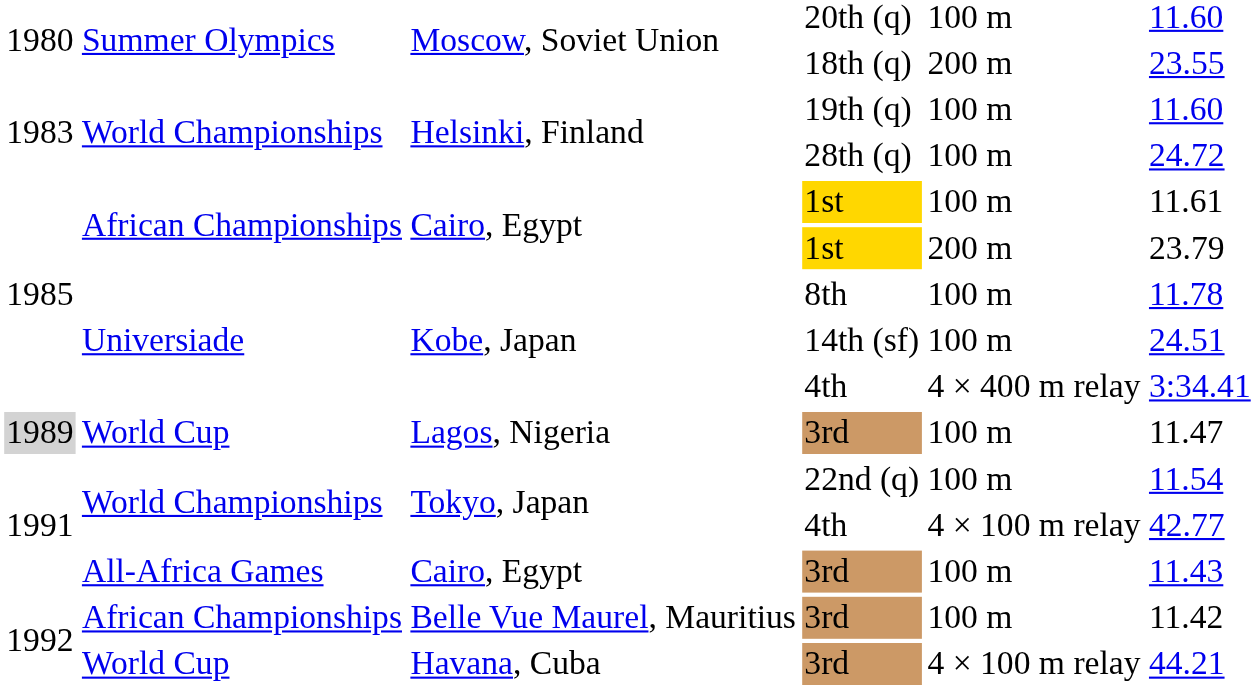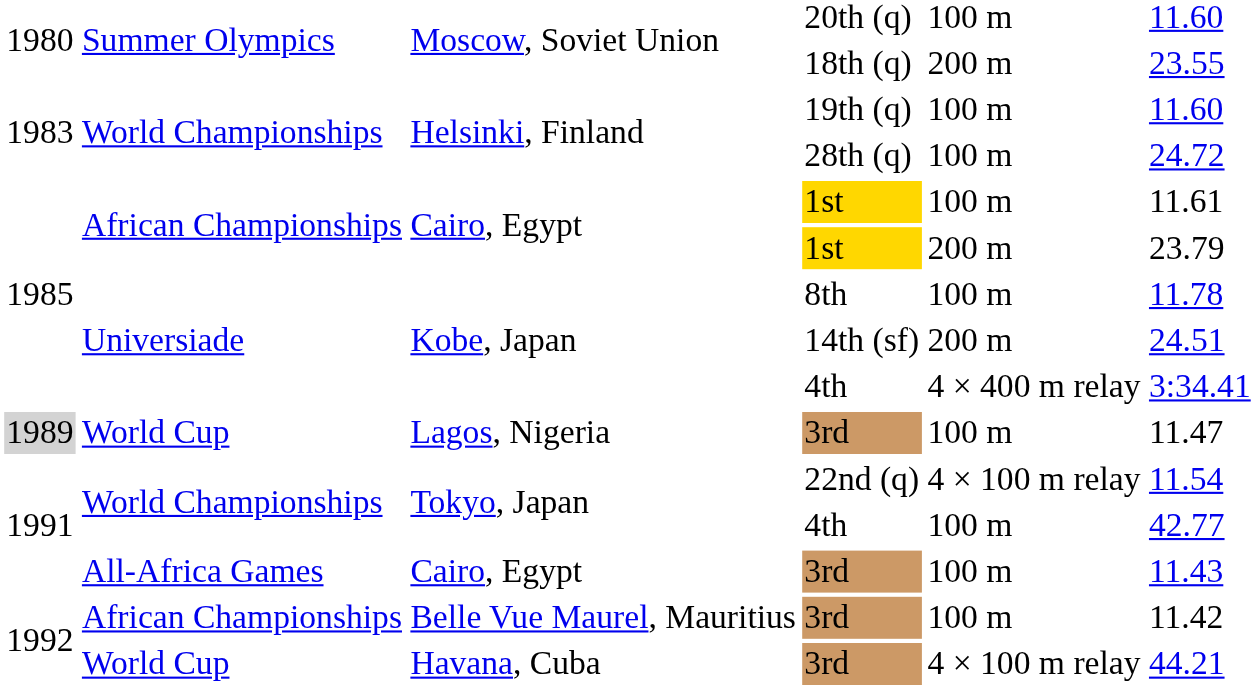(970, 340) 100 m -> (970, 340) 200 m
(970, 478) 100 m -> (1034, 478) 4 × 100 m relay
(1034, 524) 4 × 100 m relay -> (970, 524) 100 m
